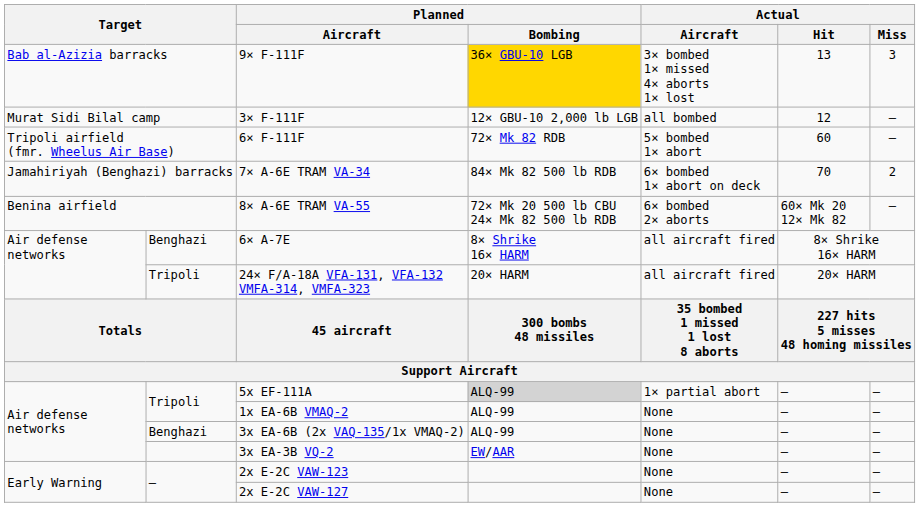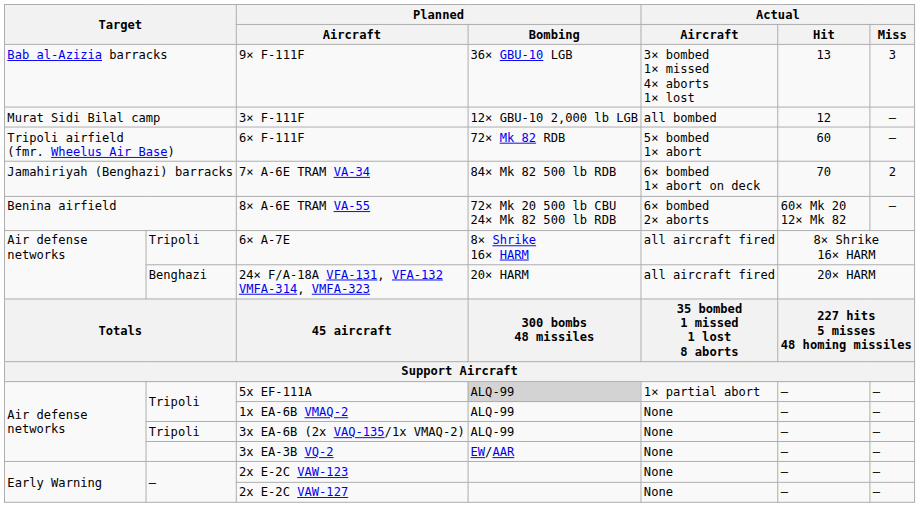(522, 54) gold background -> (522, 54) no background
(178, 240) Benghazi -> (174, 240) Tripoli
(174, 274) Tripoli -> (178, 274) Benghazi
(178, 431) Benghazi -> (174, 431) Tripoli
